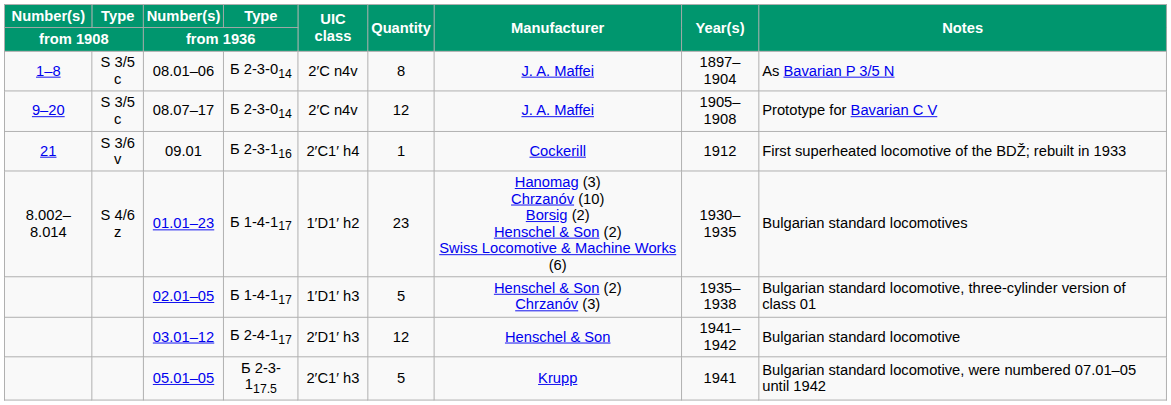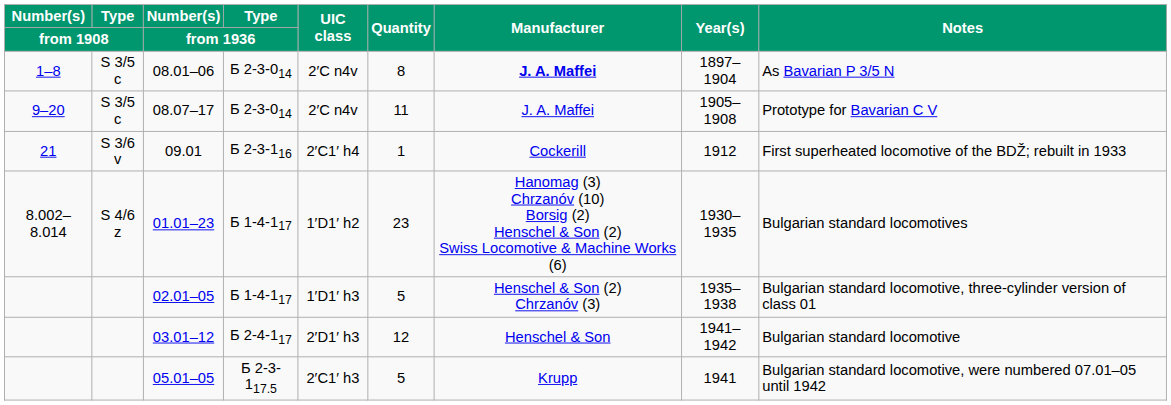(558, 71) normal -> (558, 71) bold
(401, 111) 12 -> (401, 111) 11
